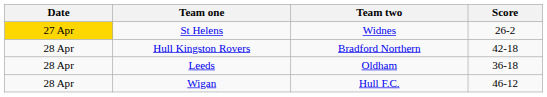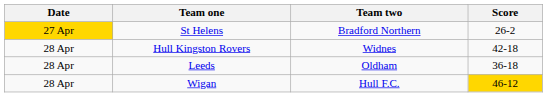(379, 30) Widnes -> (379, 30) Bradford Northern
(379, 48) Bradford Northern -> (379, 48) Widnes
(505, 83) no background -> (505, 83) gold background
